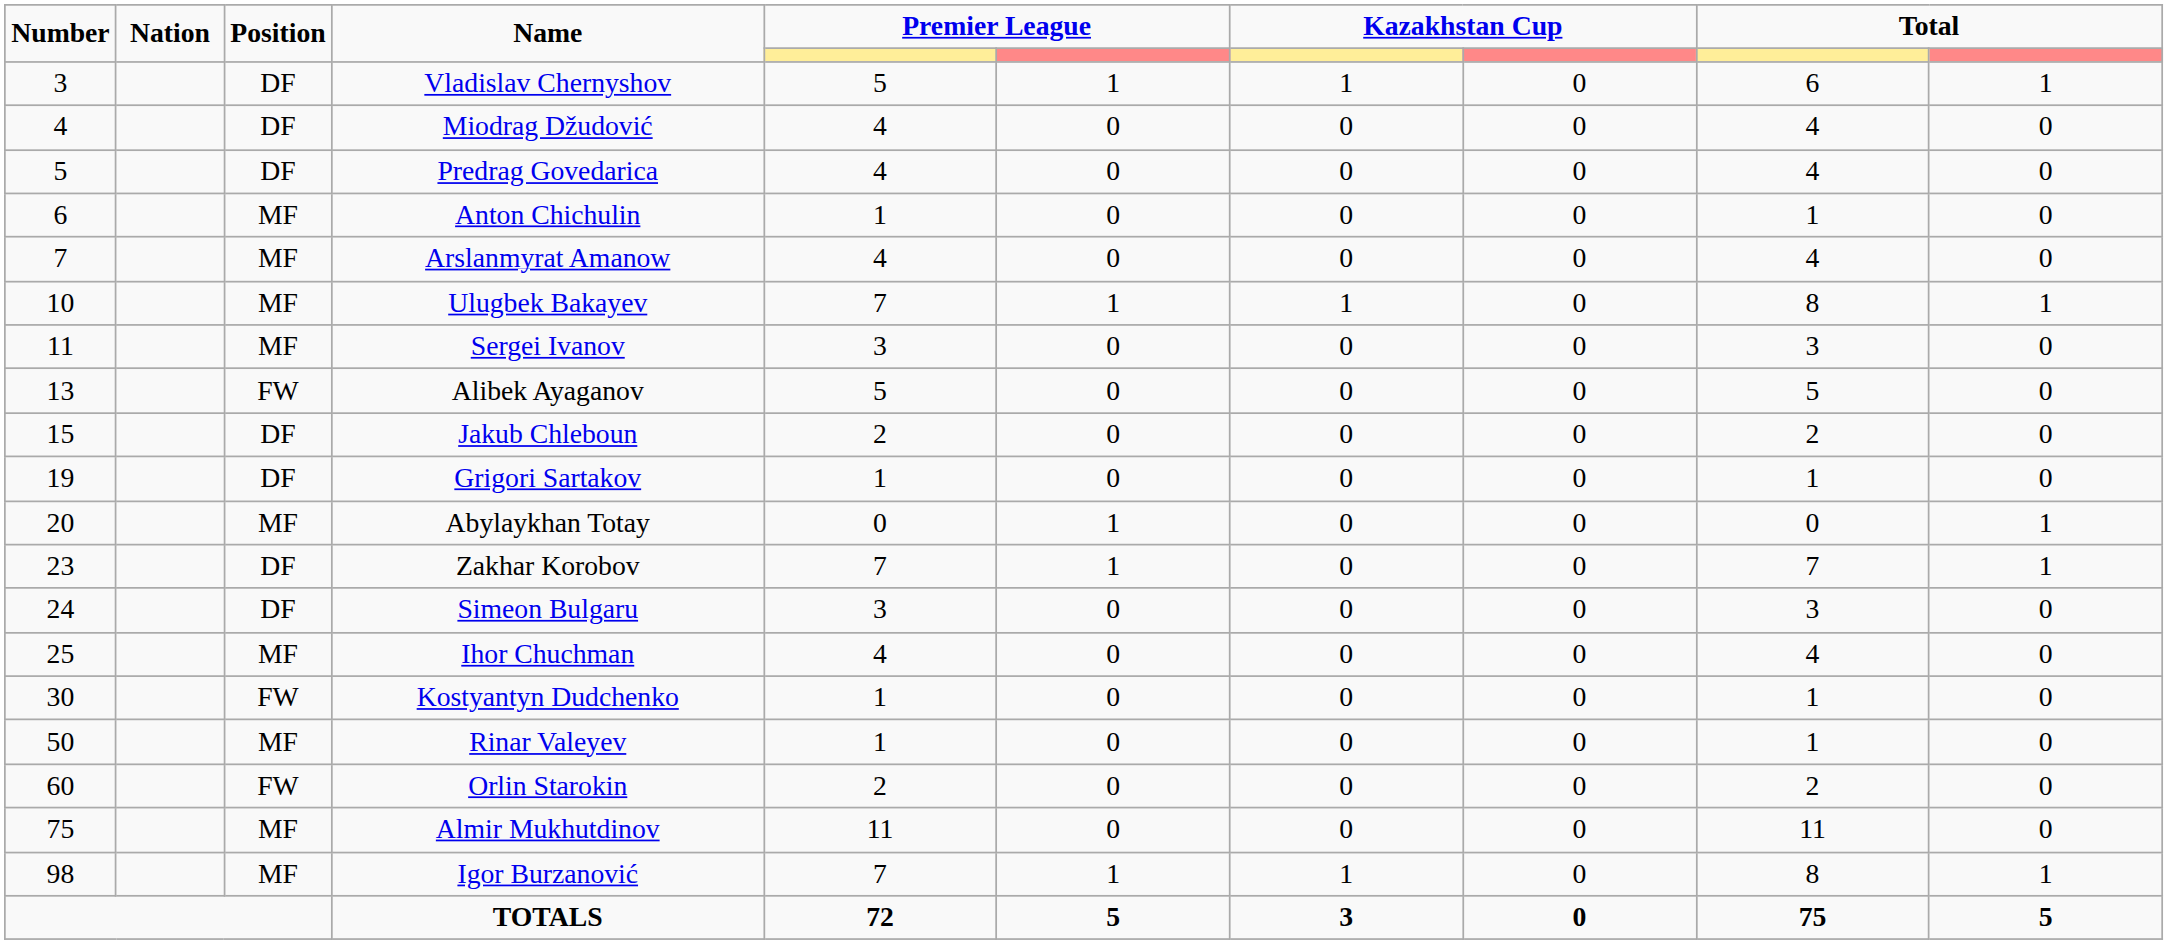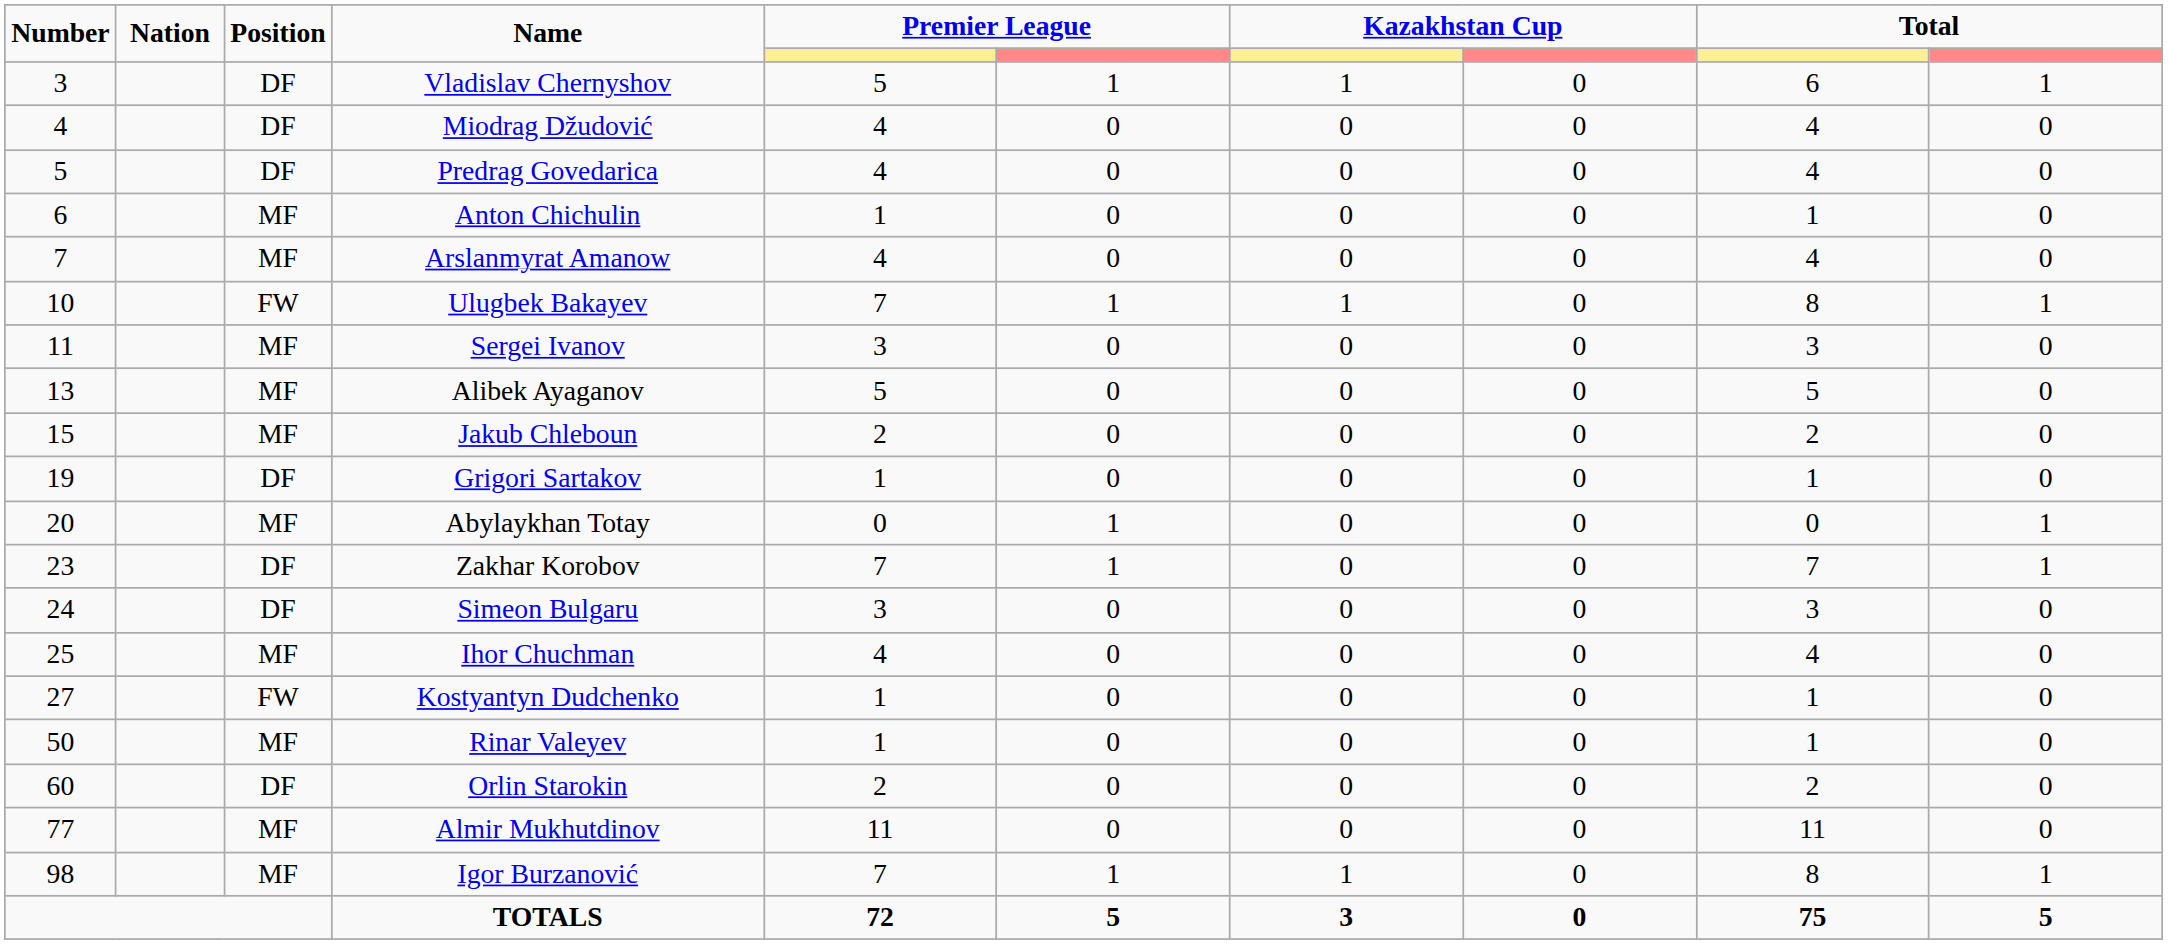(278, 302) MF -> (278, 302) FW
(278, 390) FW -> (278, 390) MF
(278, 434) DF -> (278, 434) MF
(60, 697) 30 -> (60, 697) 27
(278, 785) FW -> (278, 785) DF
(60, 829) 75 -> (60, 829) 77
